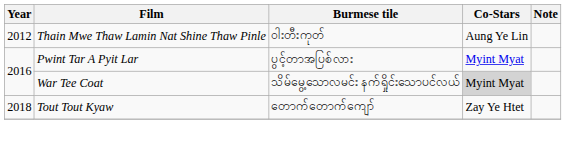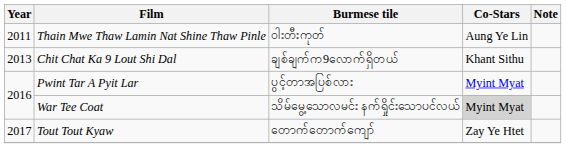(19, 35) 2012 -> (19, 35) 2011
+ row: (107, 59)
(19, 107) 2018 -> (19, 131) 2017
